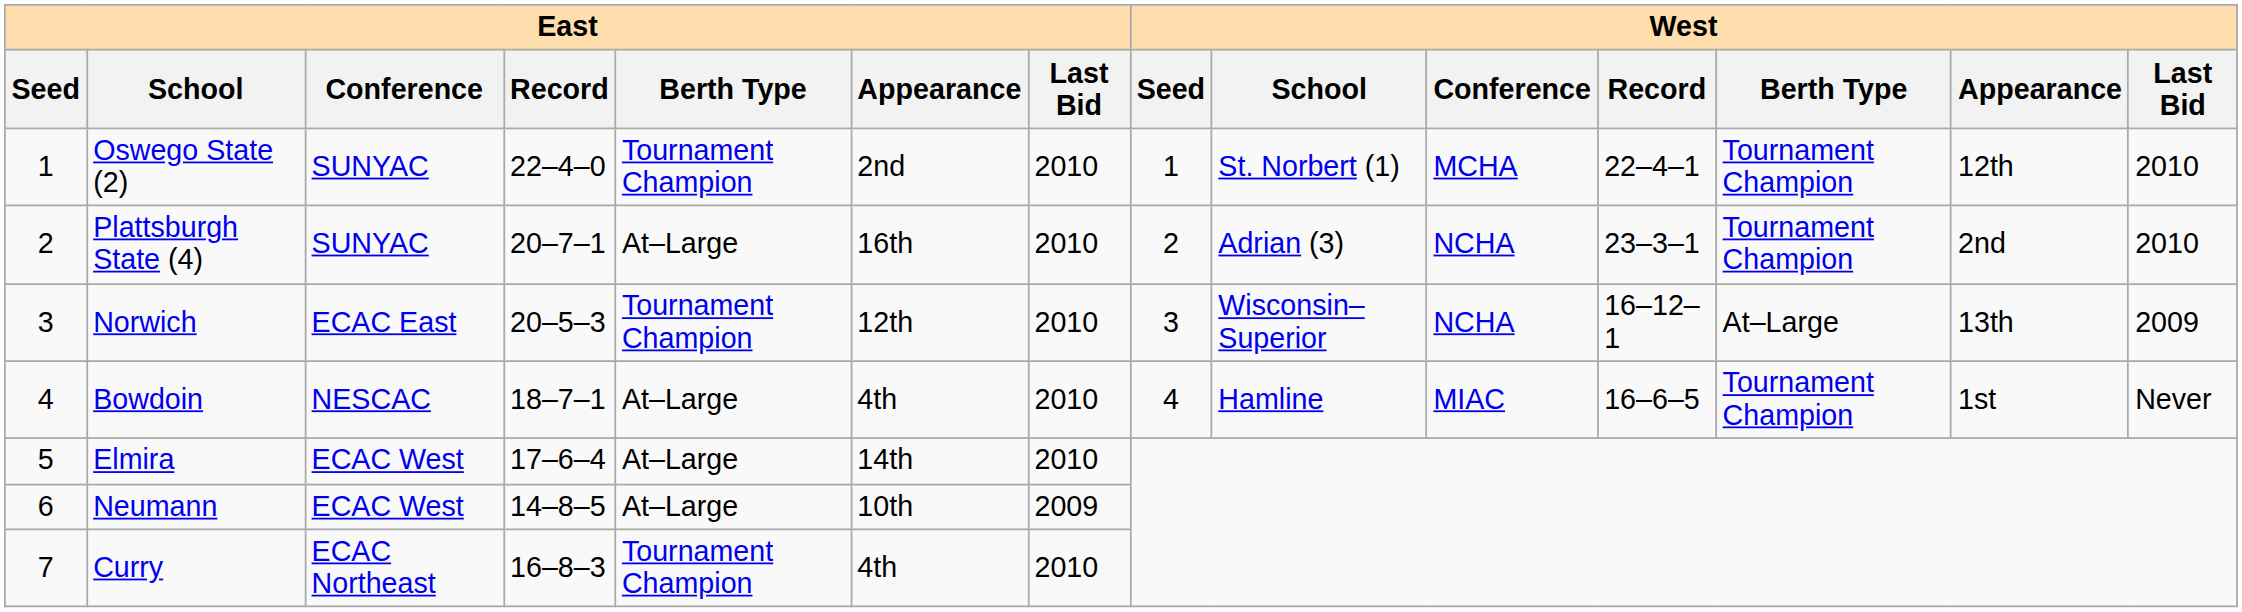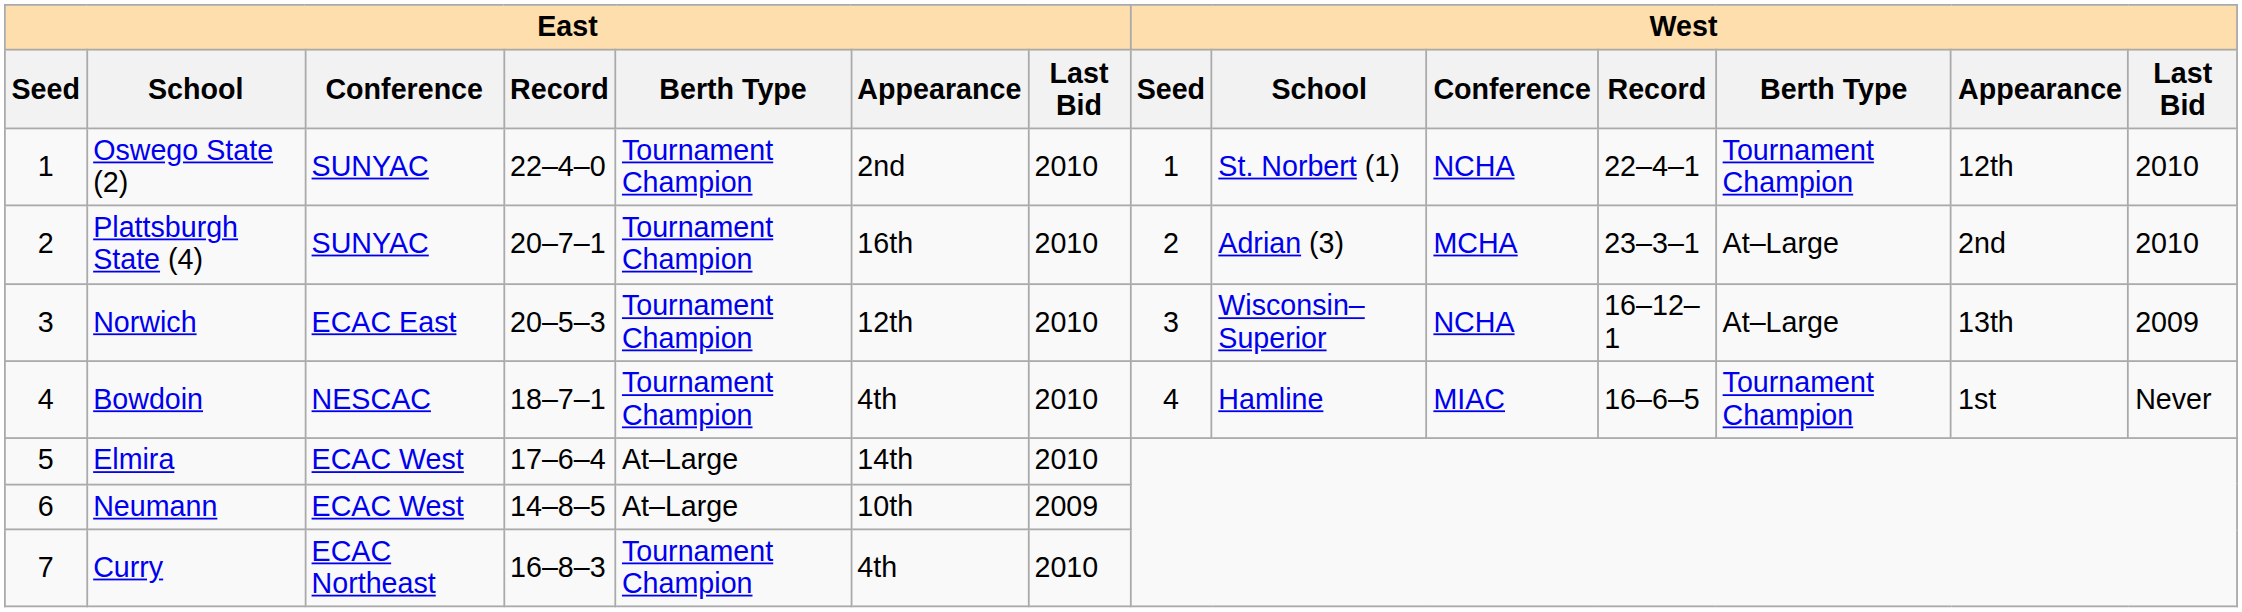(1476, 166) MCHA -> (1474, 166) NCHA
(680, 244) At–Large -> (698, 244) Tournament Champion
(1474, 244) NCHA -> (1476, 244) MCHA
(1798, 244) Tournament Champion -> (1781, 244) At–Large
(680, 399) At–Large -> (698, 399) Tournament Champion
